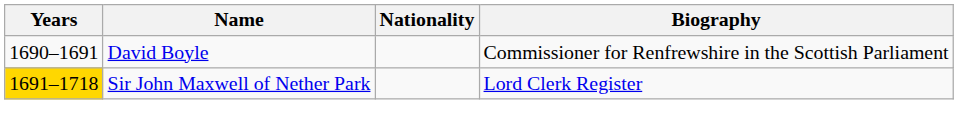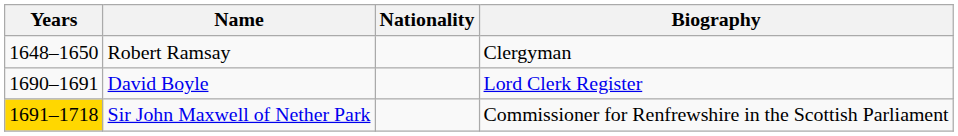+ row: (169, 51)
(716, 51) Commissioner for Renfrewshire in the Scottish Parliament -> (563, 83) Lord Clerk Register
(563, 83) Lord Clerk Register -> (716, 114) Commissioner for Renfrewshire in the Scottish Parliament
